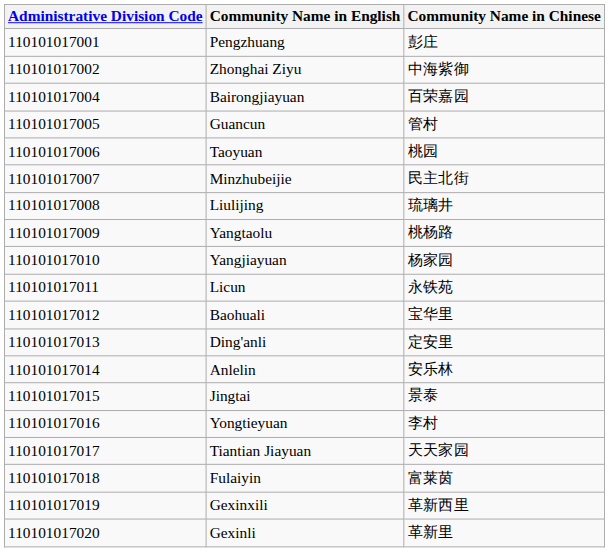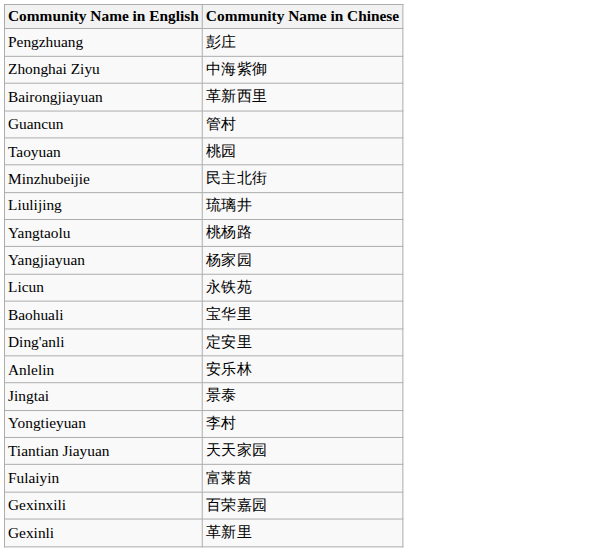- column: (105, 16)
(438, 96) 百荣嘉园 -> (237, 96) 革新西里
(438, 505) 革新西里 -> (237, 505) 百荣嘉园
